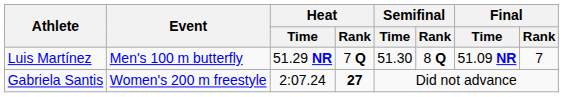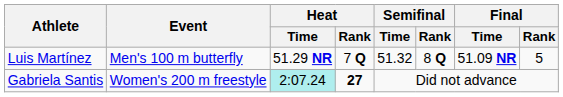(395, 59) 51.30 -> (395, 59) 51.32
(539, 59) 7 -> (539, 59) 5
(303, 81) no background -> (303, 81) paleturquoise background
